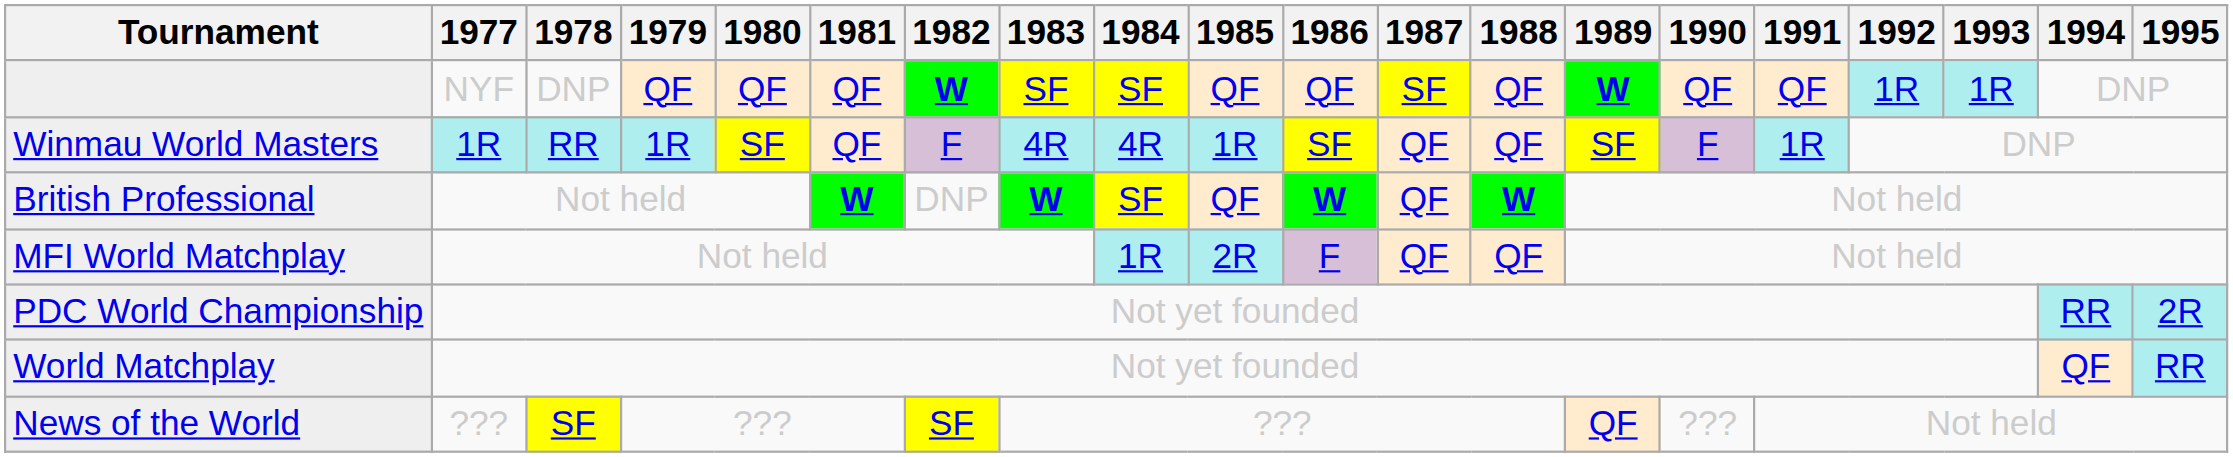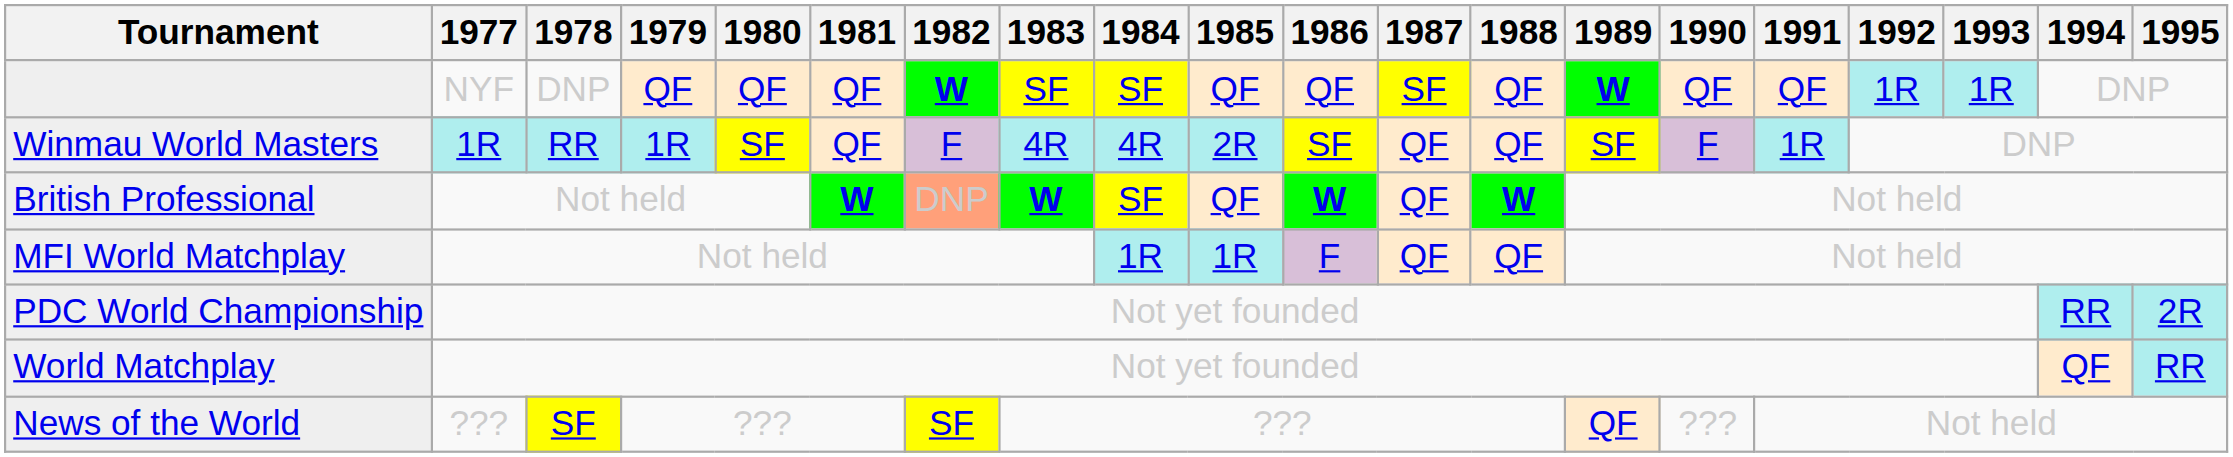(1235, 144) 1R -> (1235, 144) 2R
(951, 199) no background -> (951, 199) lightsalmon background
(1235, 255) 2R -> (1235, 255) 1R
